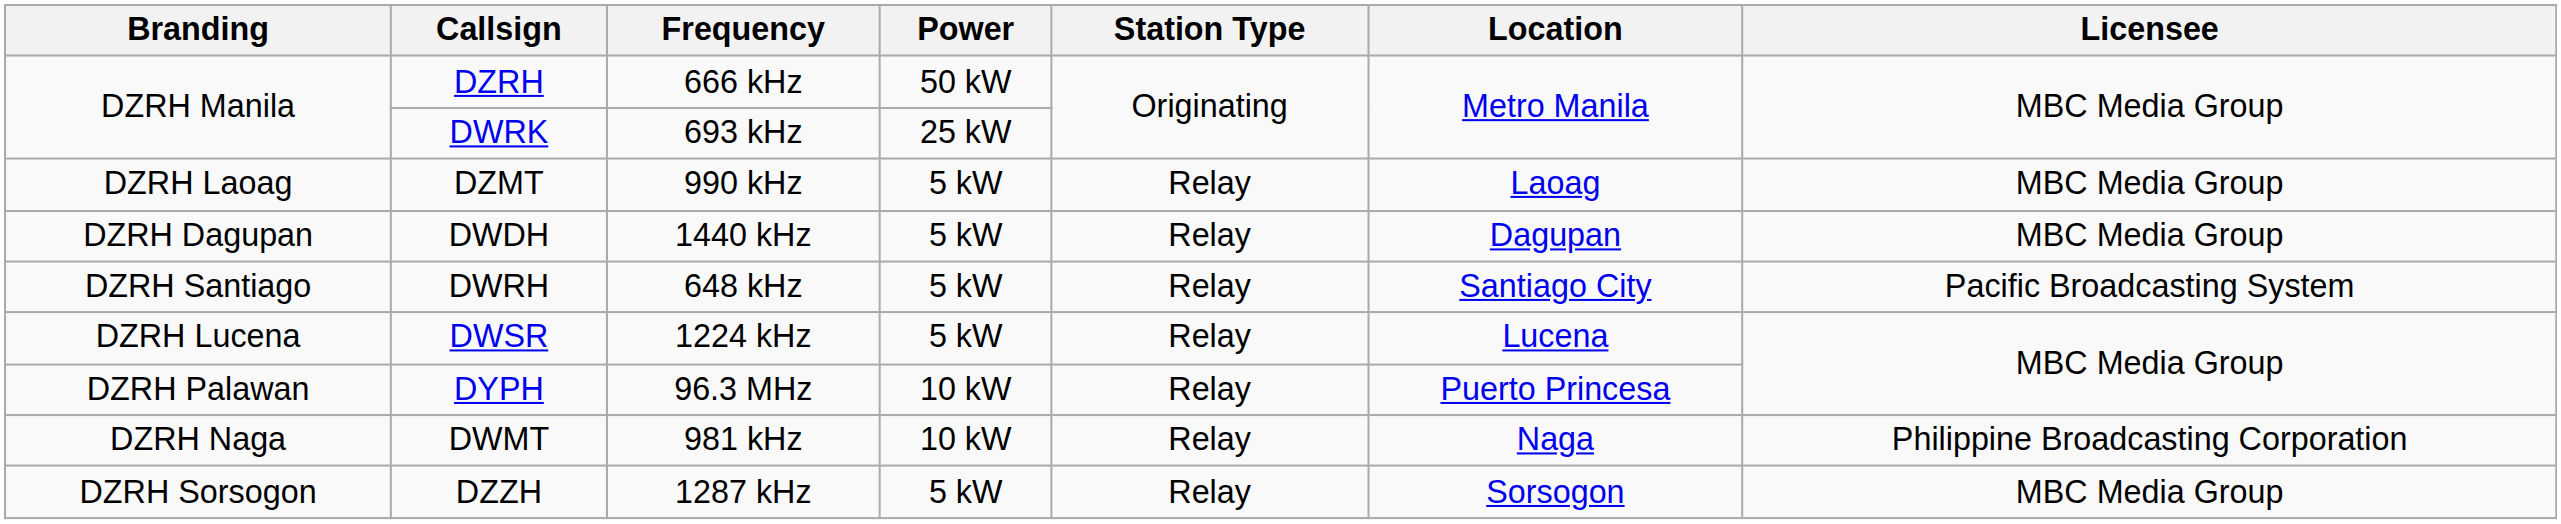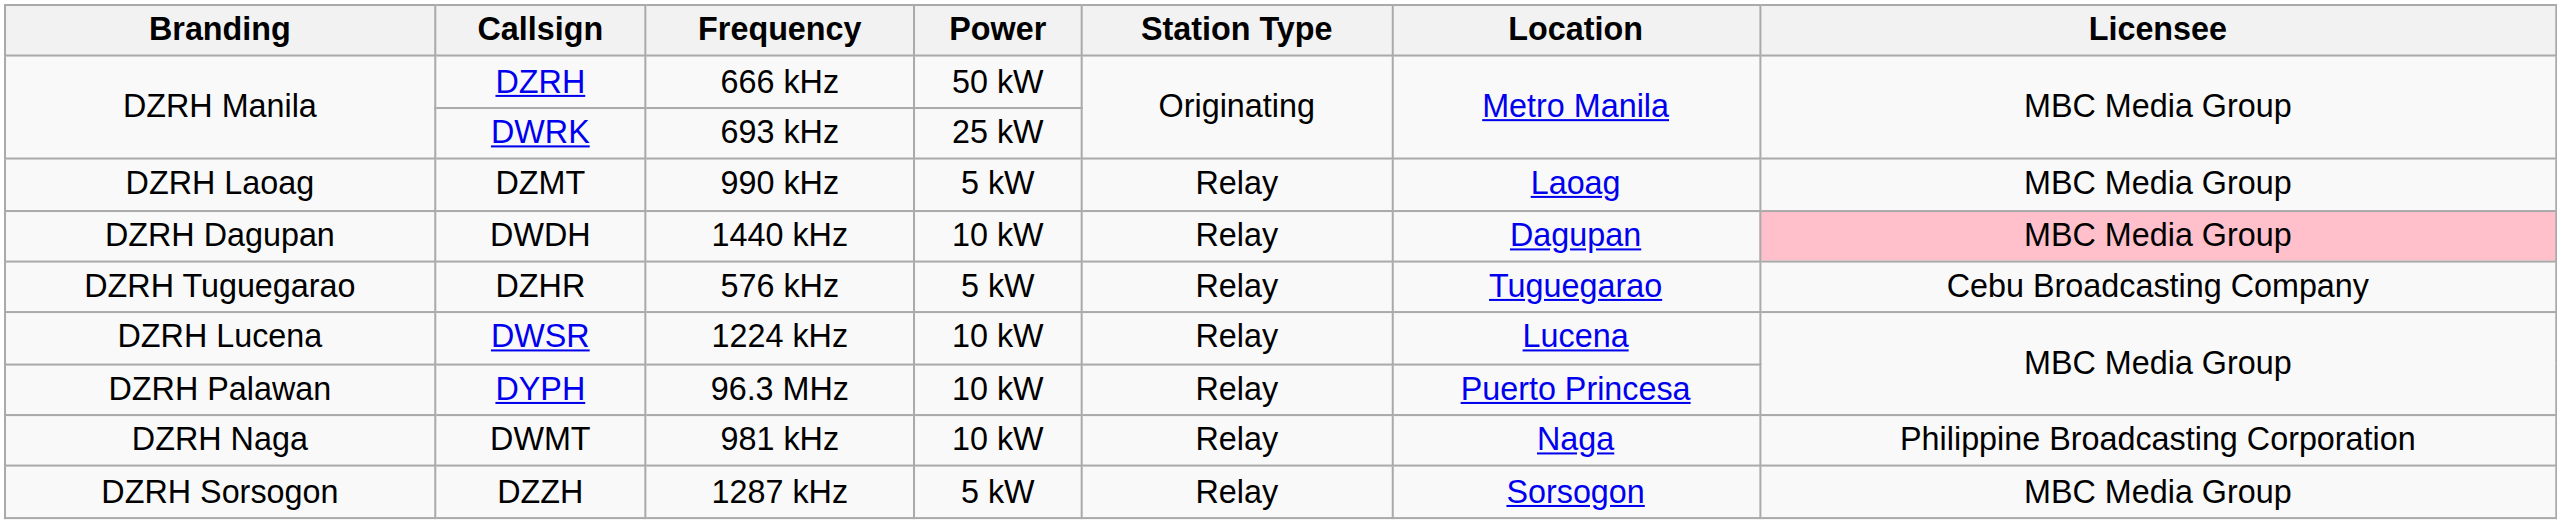(966, 235) 5 kW -> (998, 235) 10 kW
(2150, 235) no background -> (2158, 235) pink background
+ row: (540, 286)
- row: (499, 286)
(966, 337) 5 kW -> (998, 337) 10 kW
